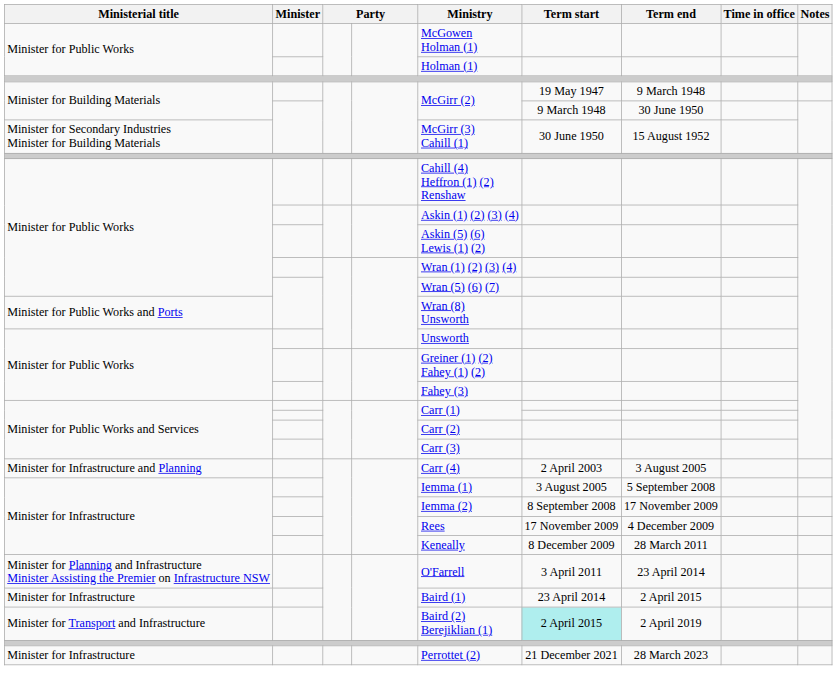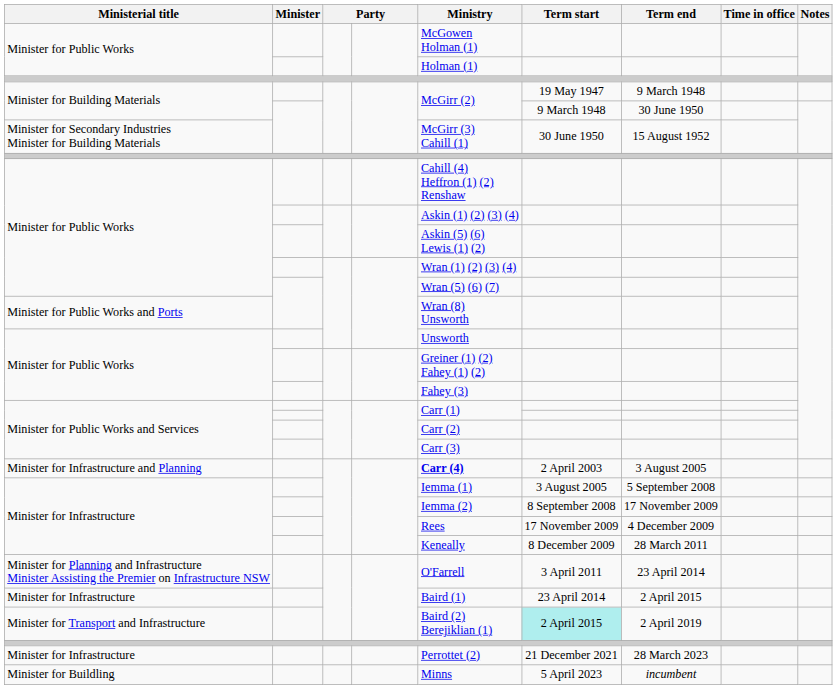(440, 468) normal -> (442, 468) bold
+ row: (61, 674)
